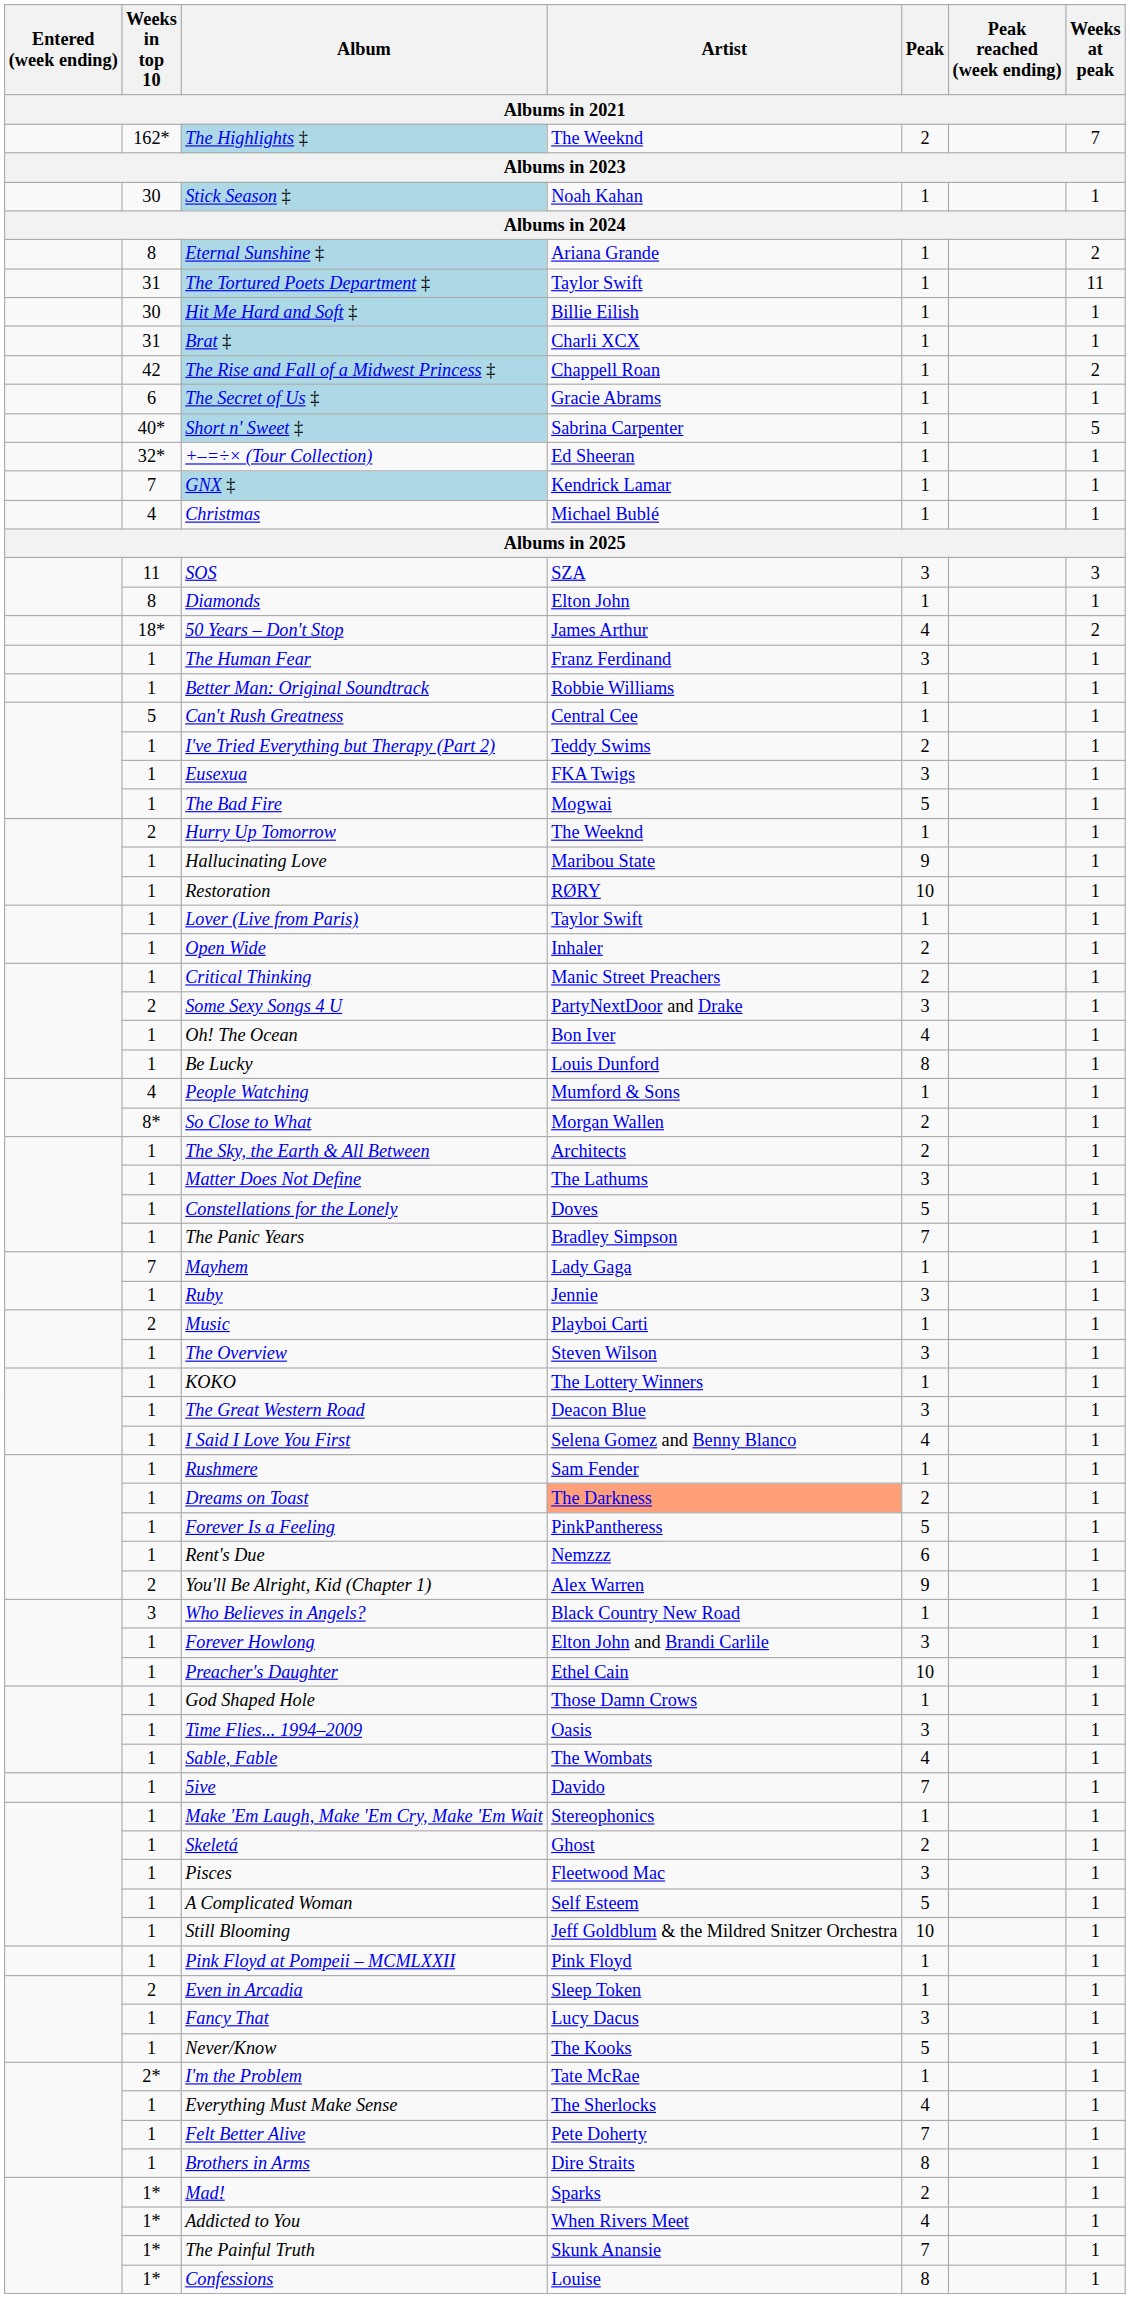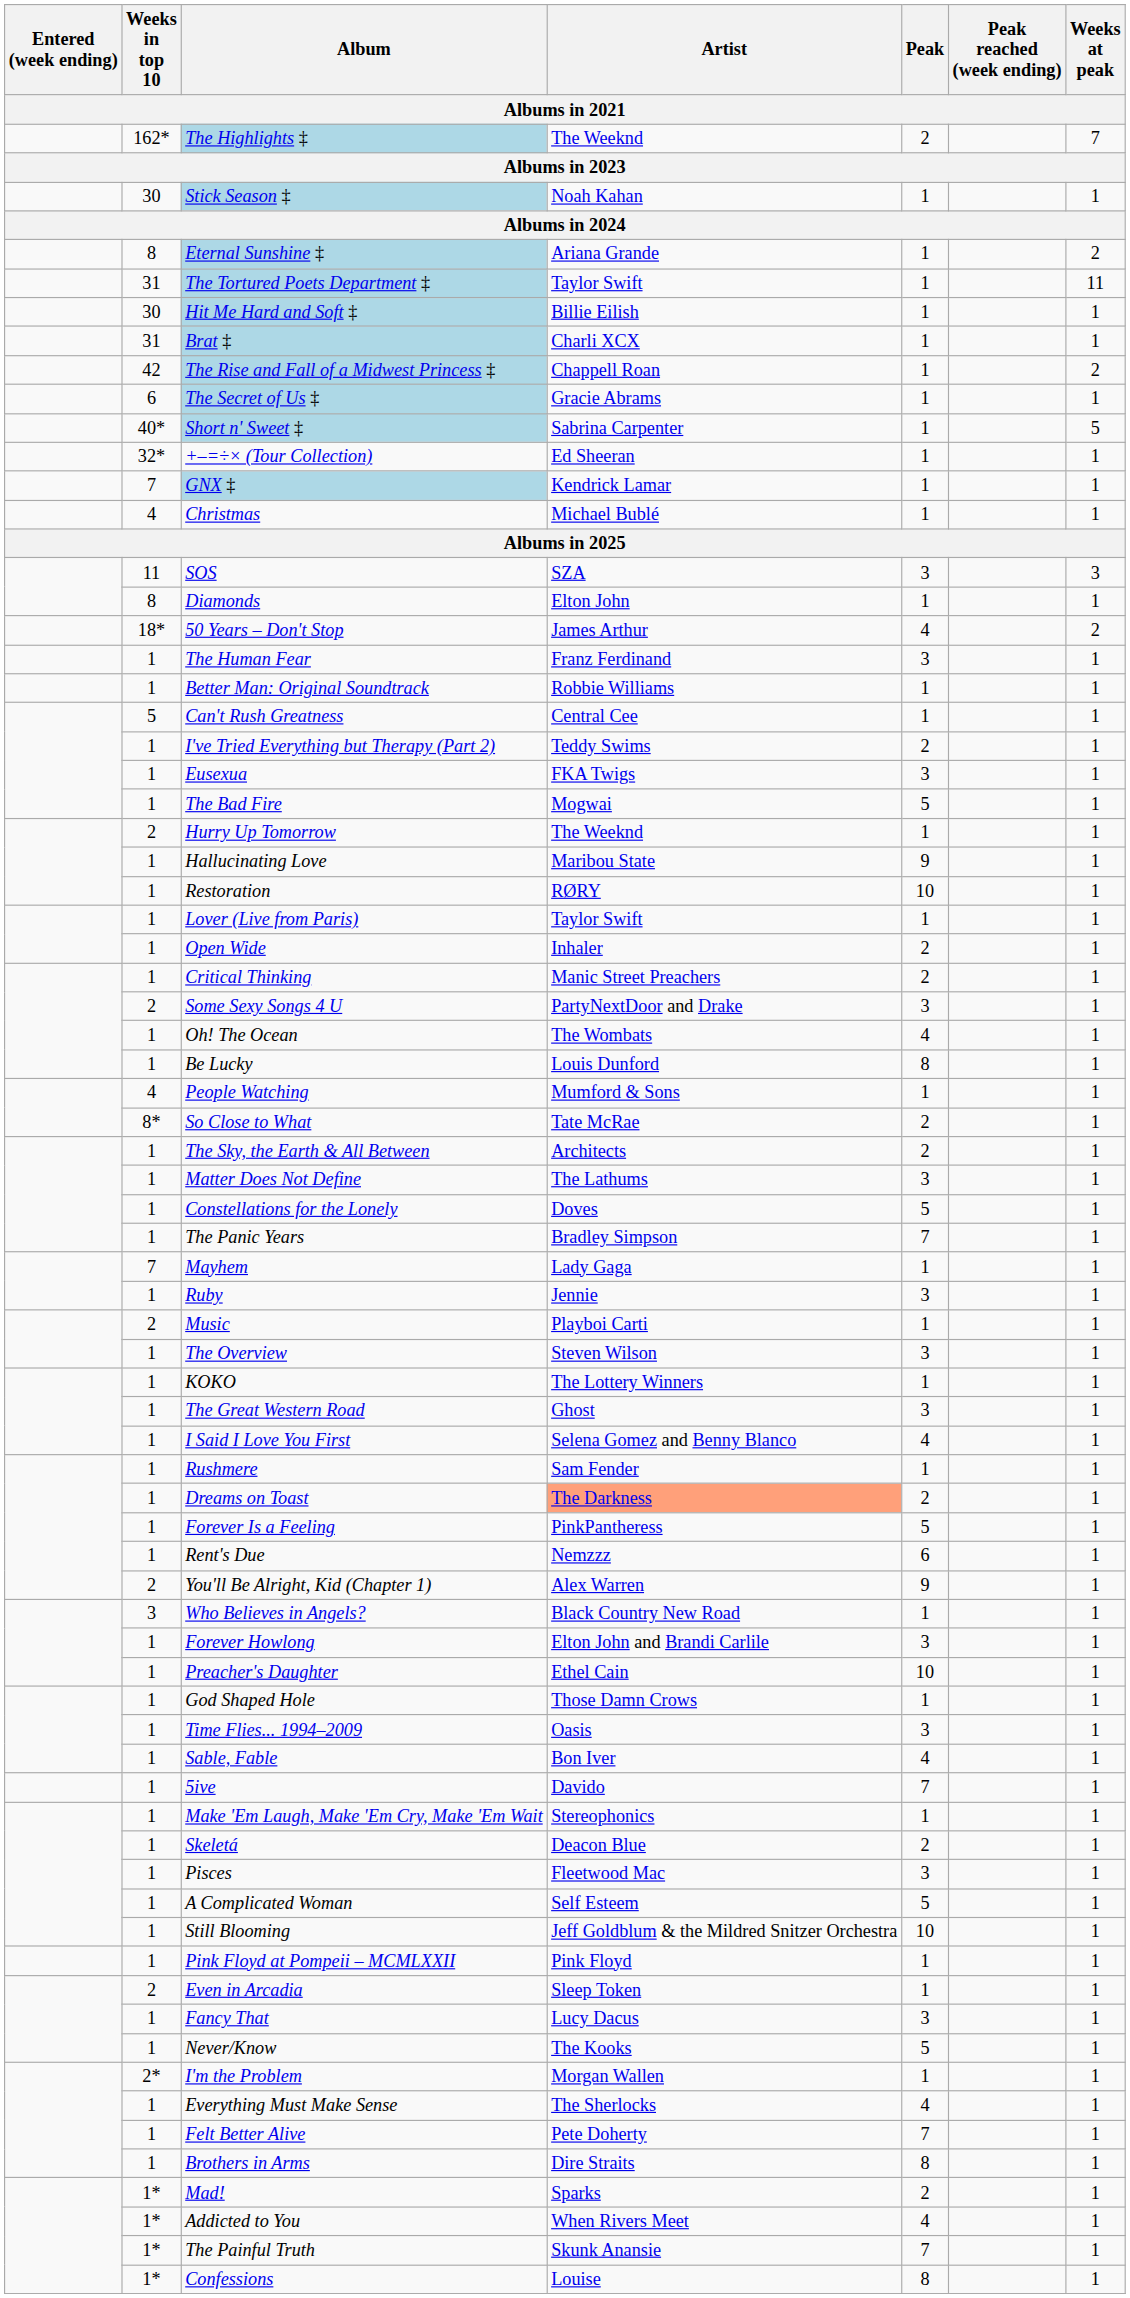(583, 1035) Bon Iver -> (602, 1035) The Wombats
(608, 1121) Morgan Wallen -> (595, 1121) Tate McRae
(598, 1411) Deacon Blue -> (573, 1411) Ghost
(602, 1758) The Wombats -> (583, 1758) Bon Iver
(573, 1845) Ghost -> (598, 1845) Deacon Blue
(595, 2076) Tate McRae -> (608, 2076) Morgan Wallen
